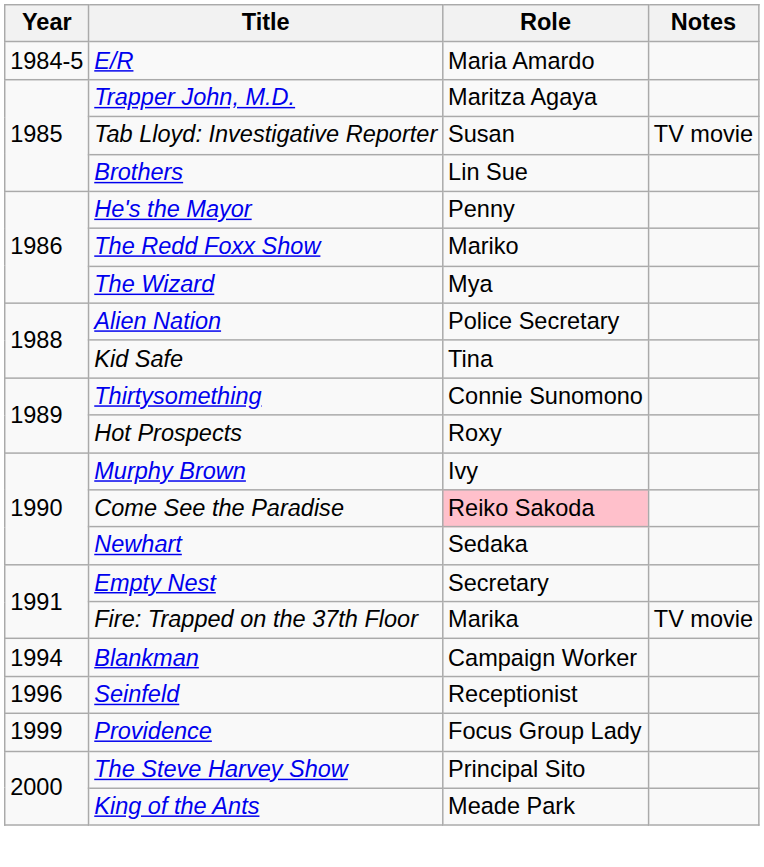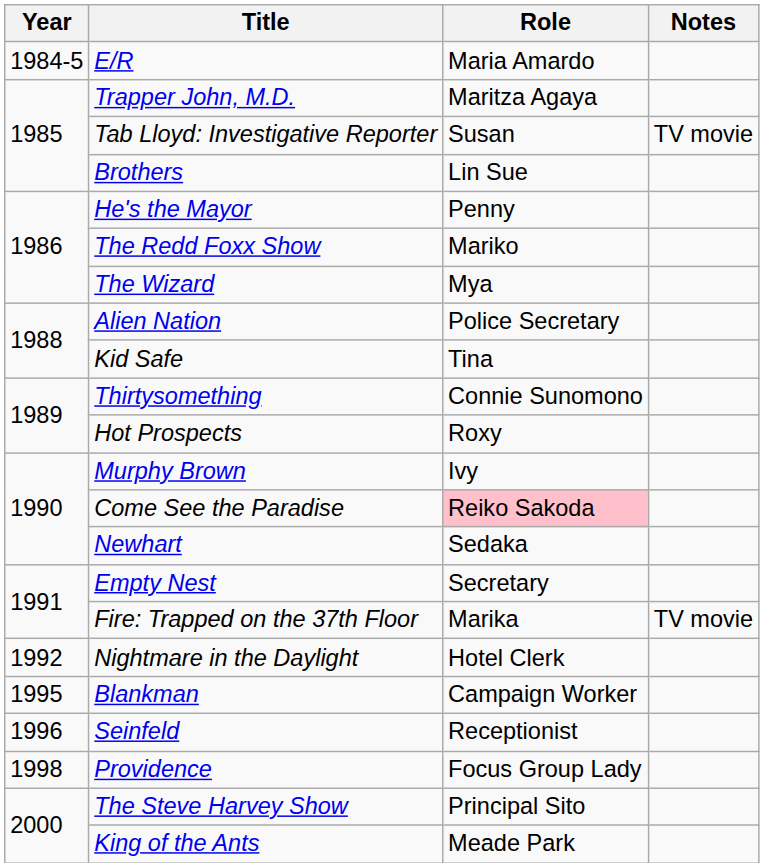+ row: (226, 657)
(36, 657) 1994 -> (36, 694) 1995
(36, 731) 1999 -> (36, 769) 1998
